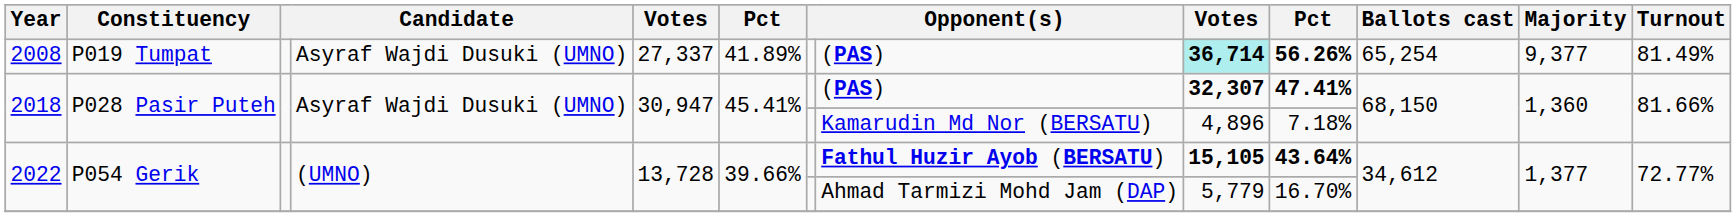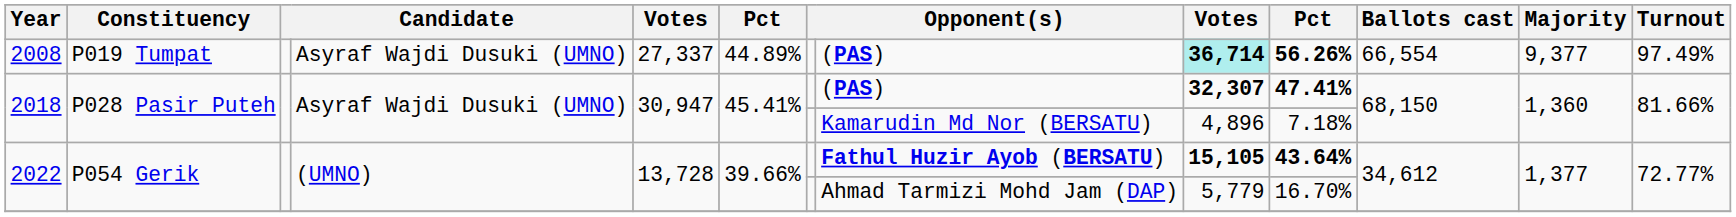(763, 56) 41.89% -> (763, 56) 44.89%
(1400, 56) 65,254 -> (1400, 56) 66,554
(1675, 56) 81.49% -> (1675, 56) 97.49%
